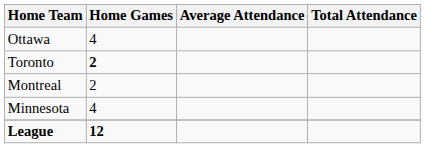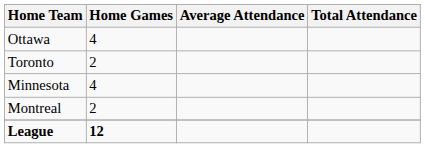(93, 62) bold -> (93, 62) normal
rows swapped: (34, 85) <-> (39, 108)
